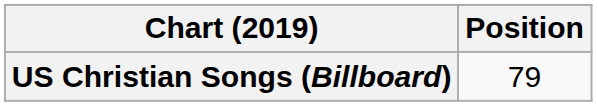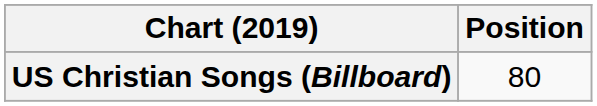(525, 76) 79 -> (525, 76) 80
